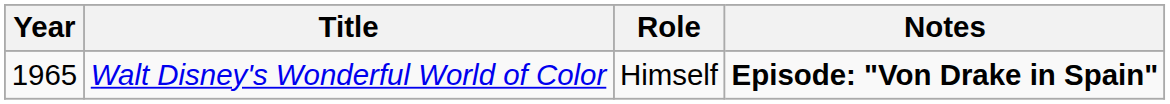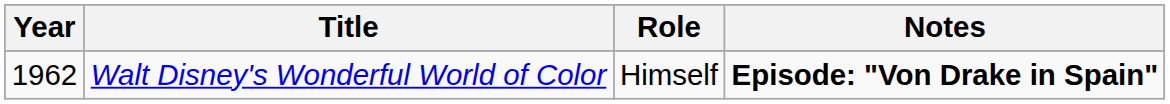(44, 74) 1965 -> (44, 74) 1962
